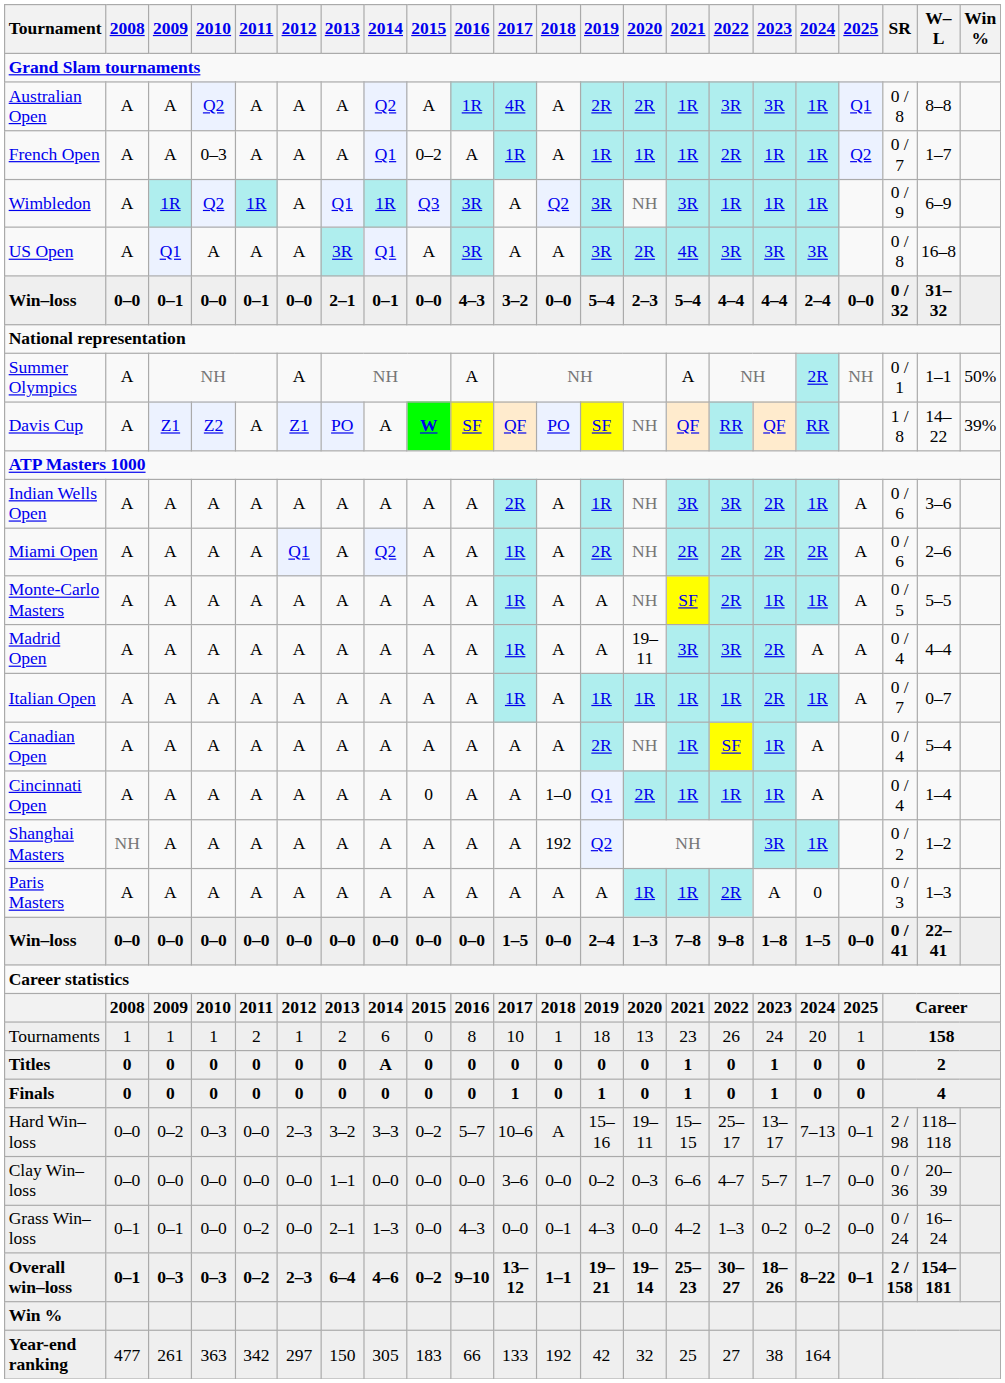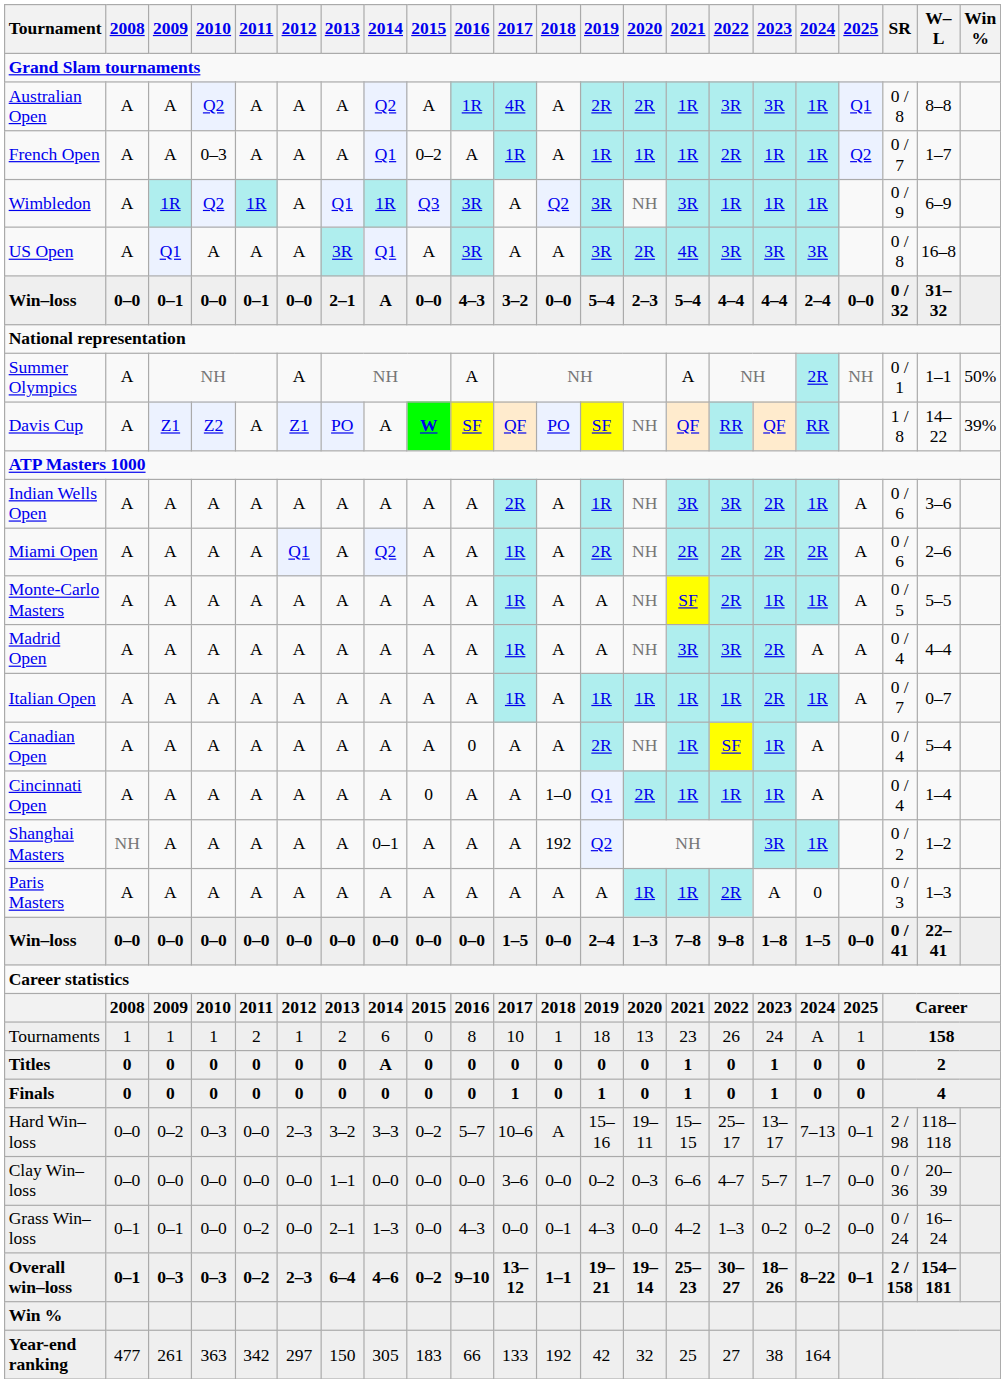(385, 300) 0–1 -> (385, 300) A
(645, 648) 19–11 -> (645, 648) NH
(472, 746) A -> (472, 746) 0
(385, 843) A -> (385, 843) 0–1
(818, 1036) 20 -> (818, 1036) A
